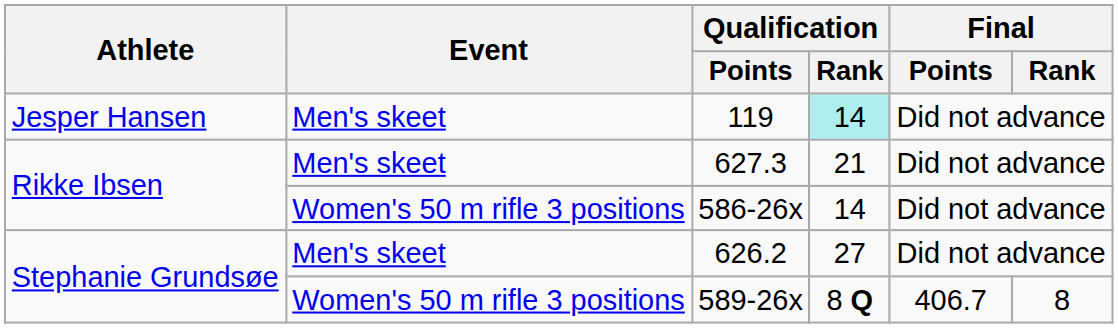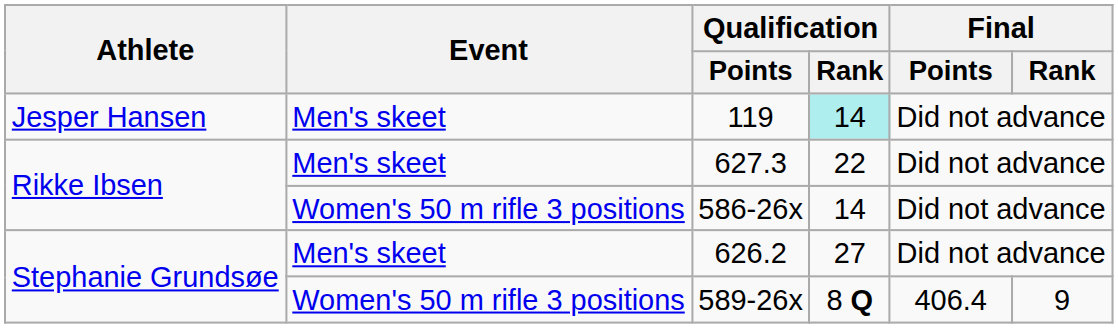(850, 163) 21 -> (850, 163) 22
(951, 300) 406.7 -> (951, 300) 406.4
(1062, 300) 8 -> (1062, 300) 9
